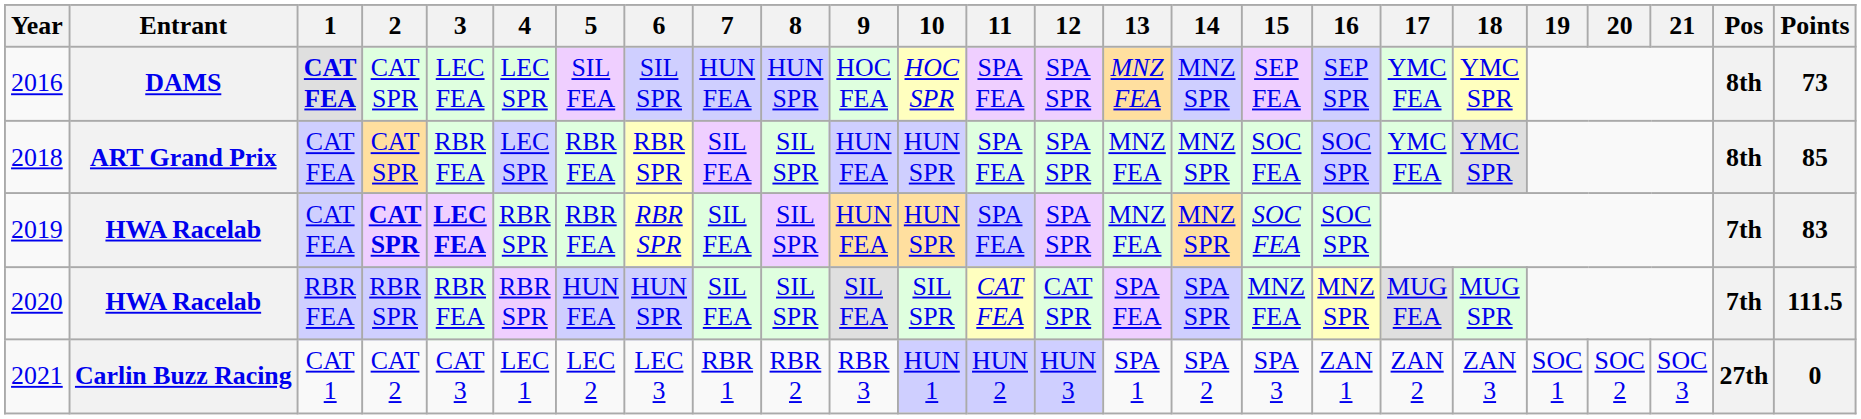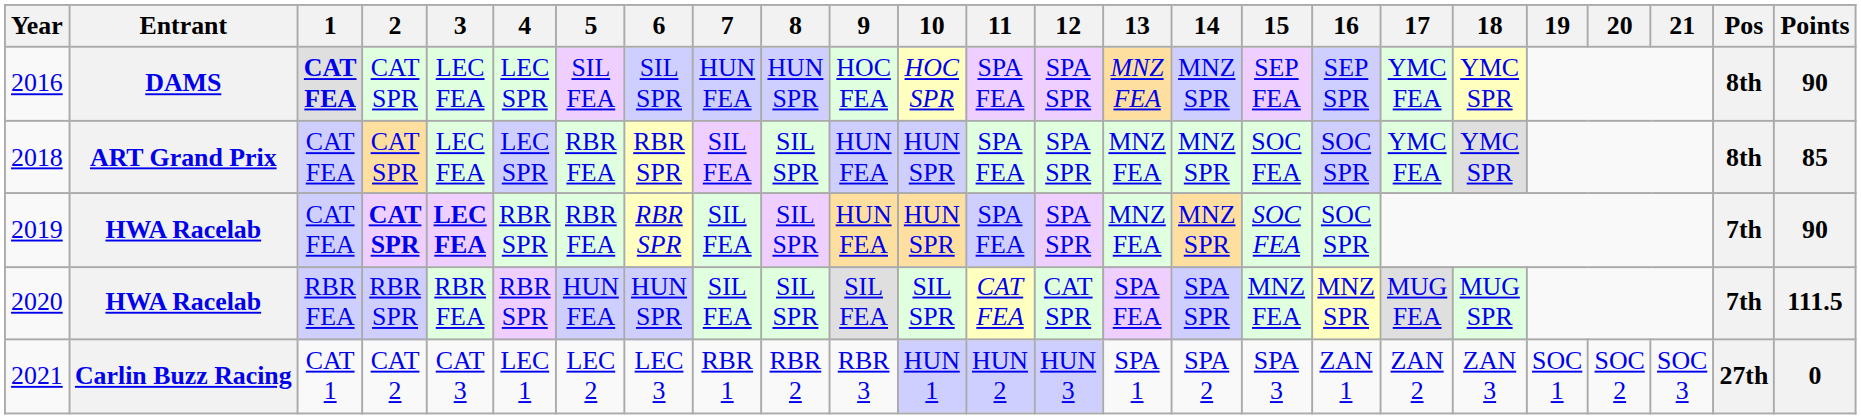(1815, 83) 73 -> (1815, 83) 90
(460, 156) RBR FEA -> (460, 156) LEC FEA
(1815, 229) 83 -> (1815, 229) 90
